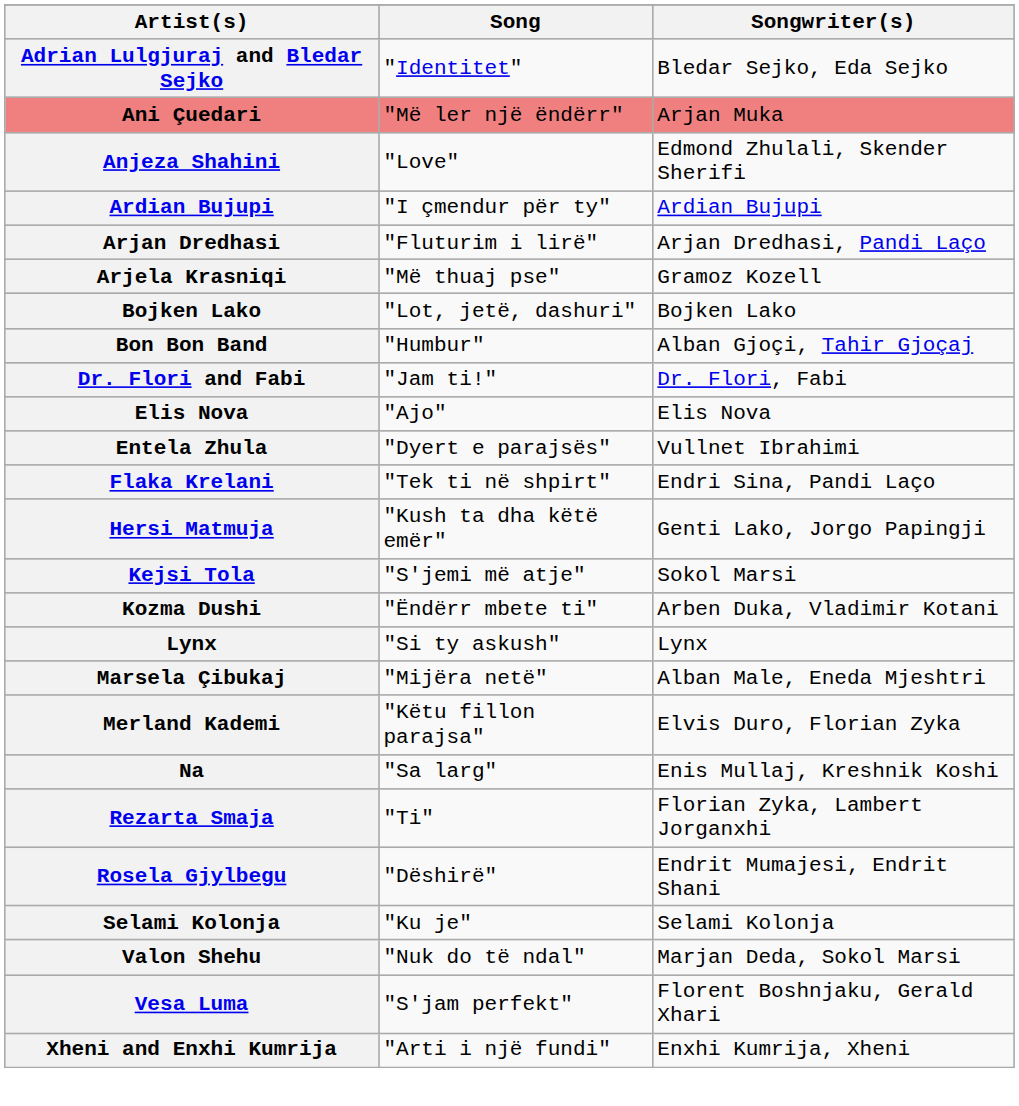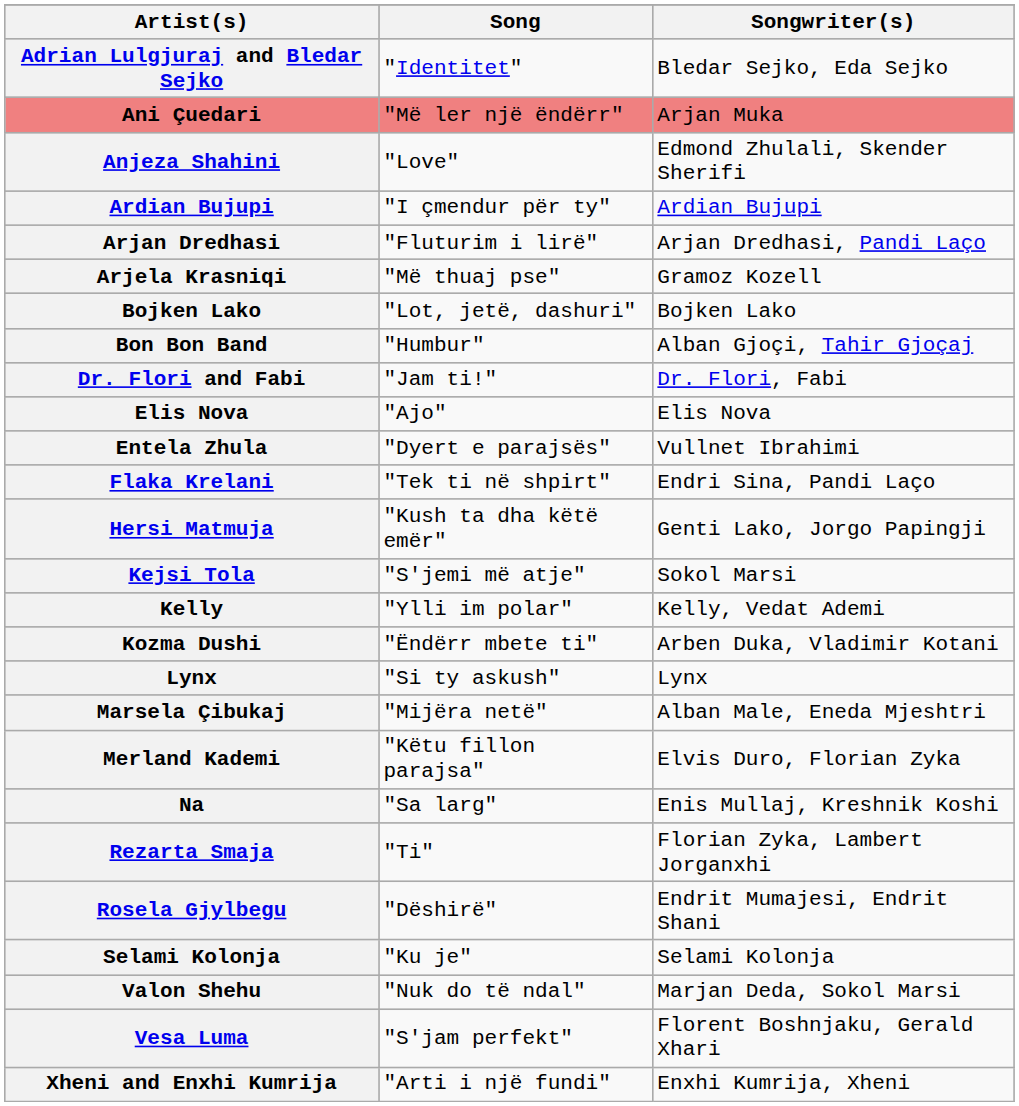+ row: (192, 610)
